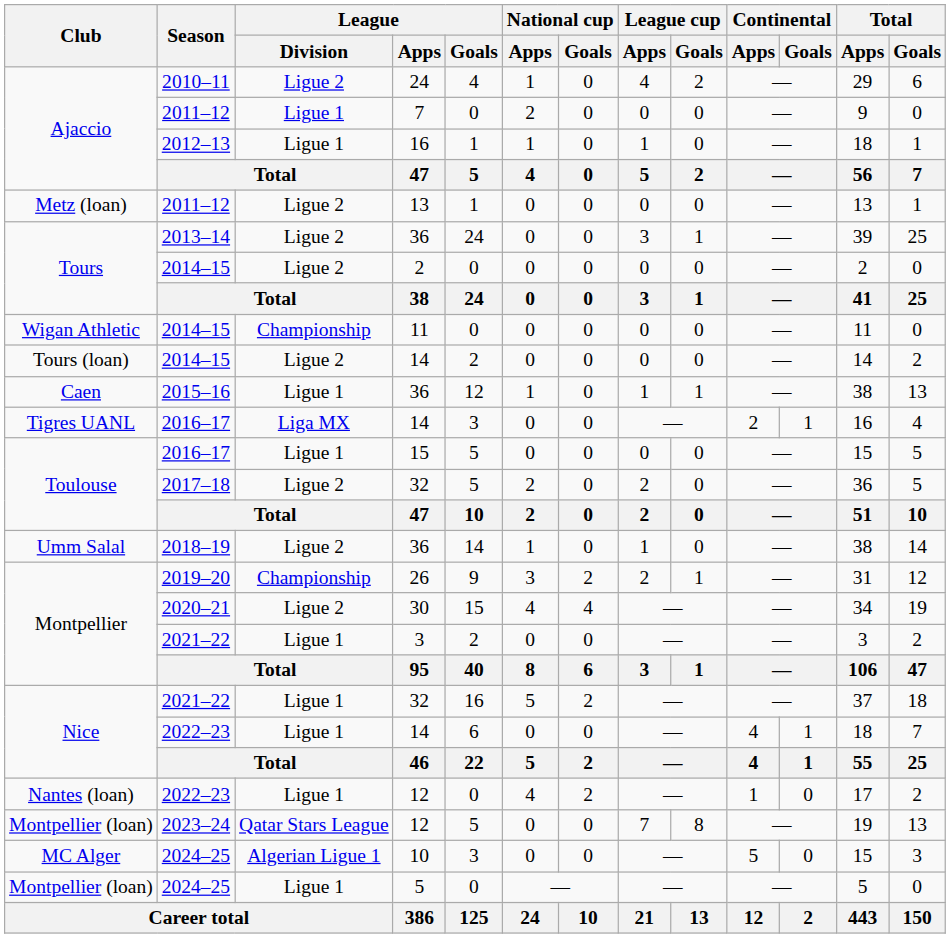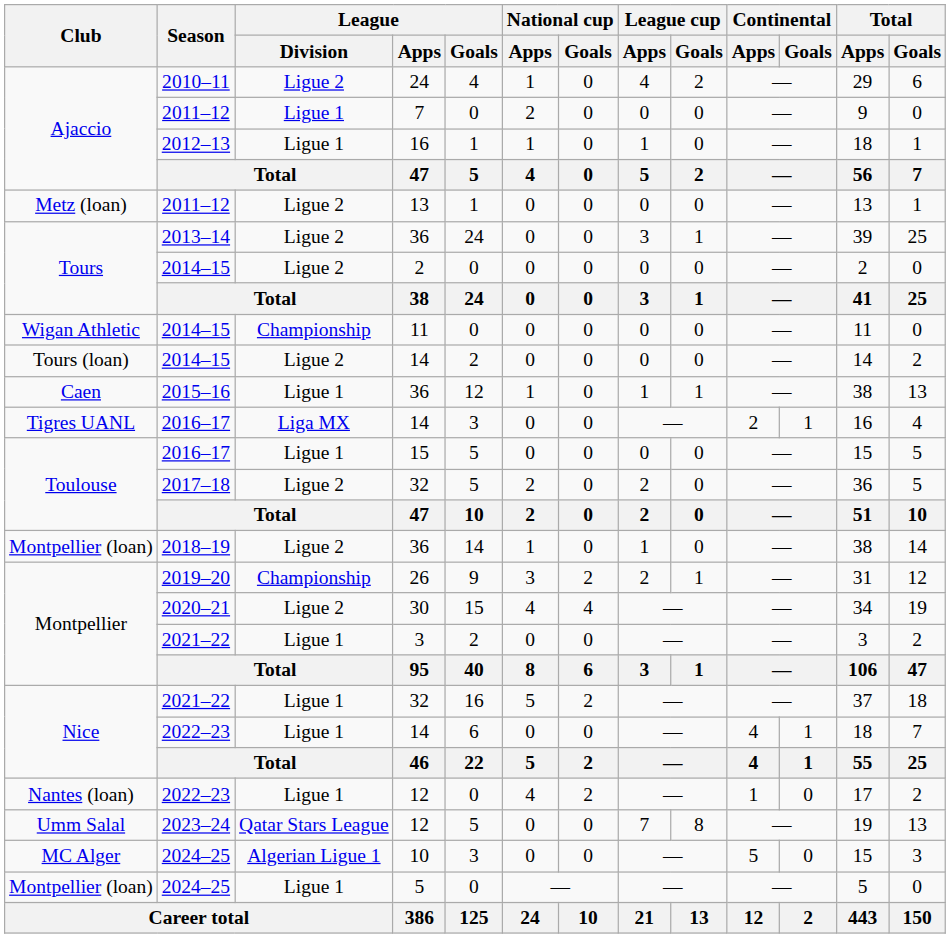(81, 546) Umm Salal -> (81, 546) Montpellier (loan)
(81, 824) Montpellier (loan) -> (81, 824) Umm Salal
